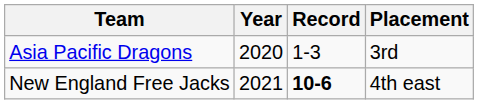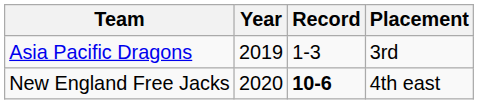(261, 51) 2020 -> (261, 51) 2019
(261, 83) 2021 -> (261, 83) 2020
